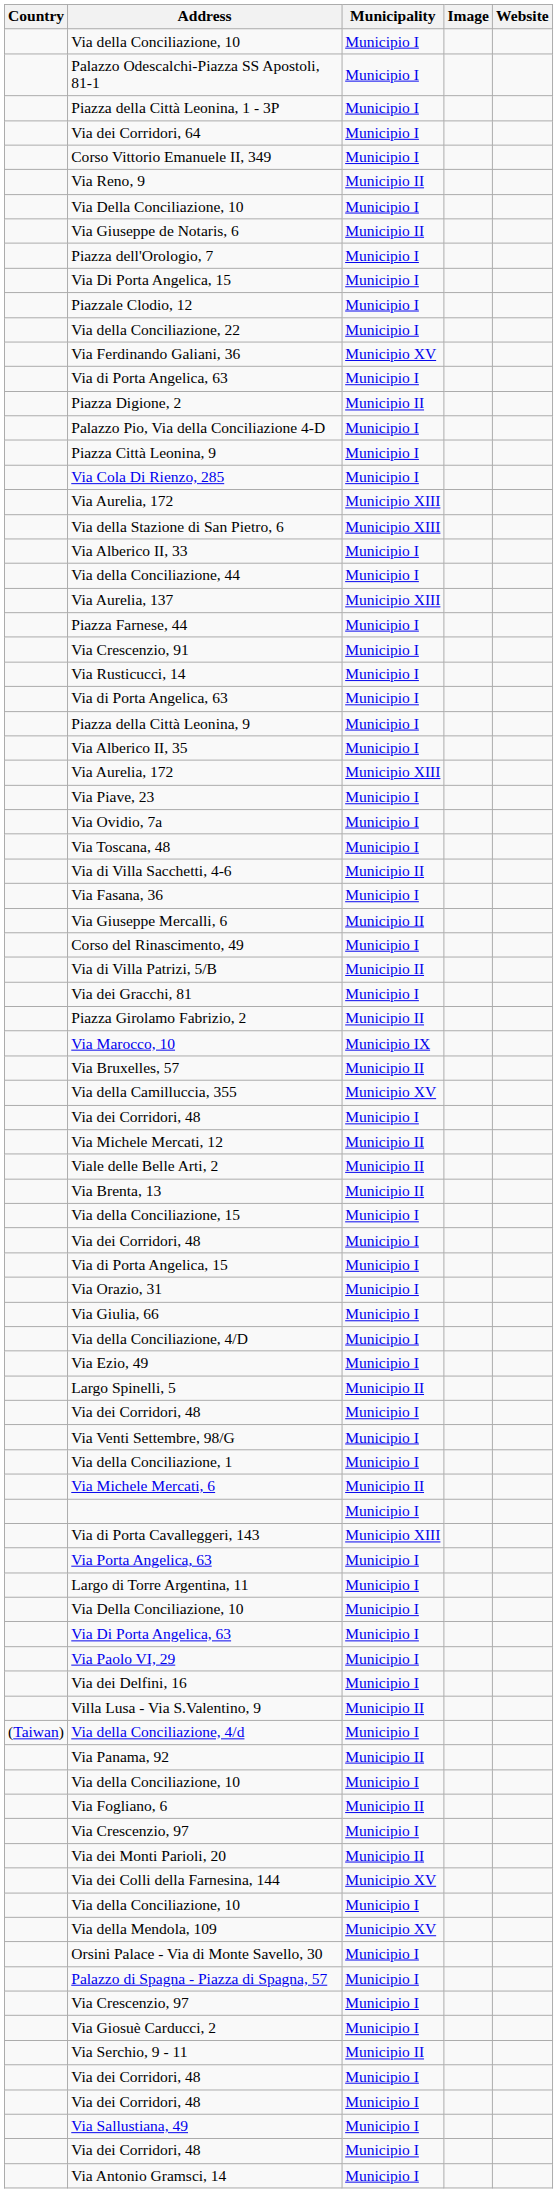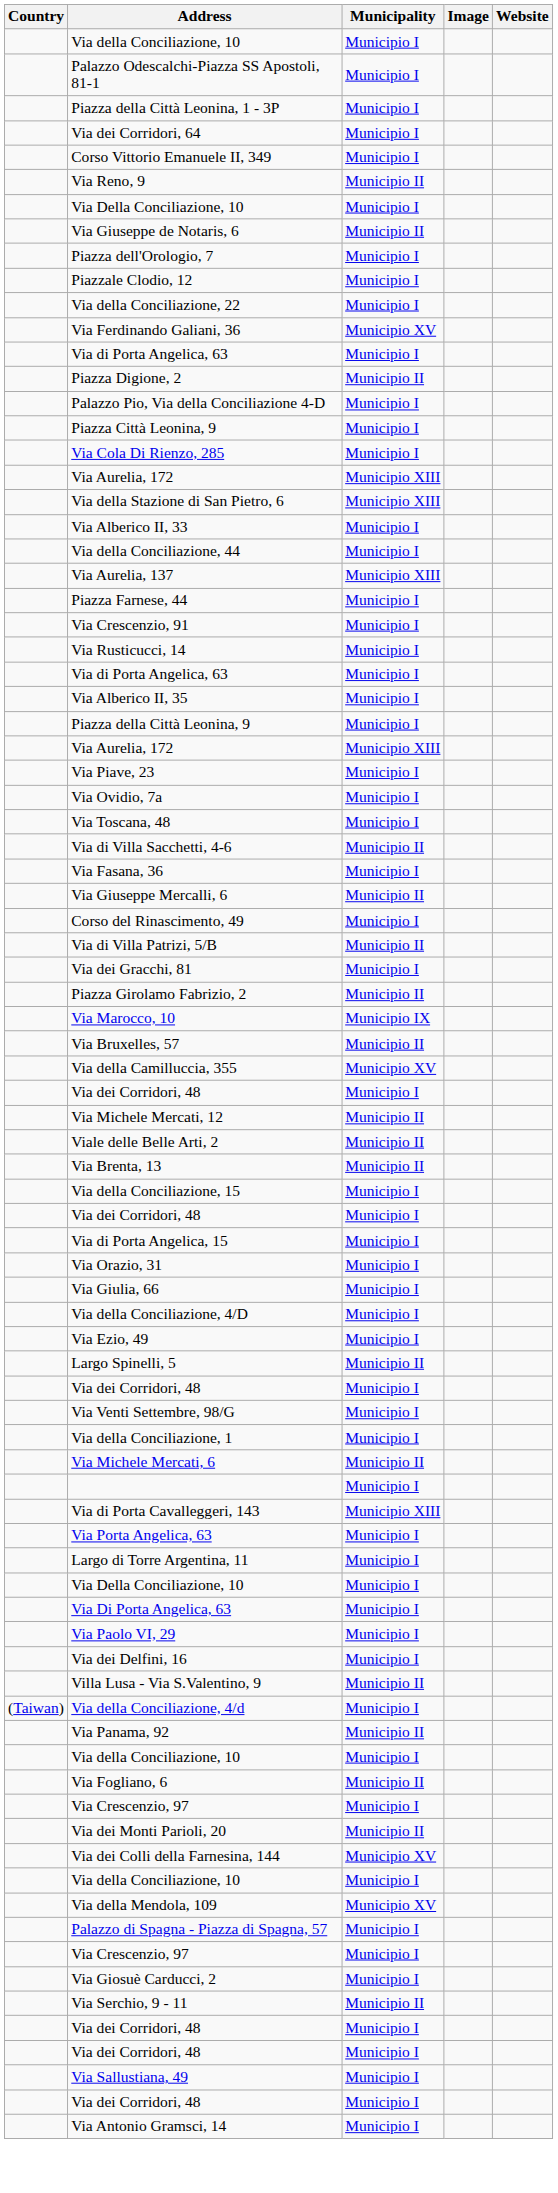- row: (151, 280)
rows swapped: (161, 723) <-> (129, 748)
- row: (197, 1954)
